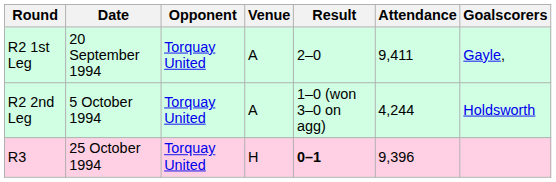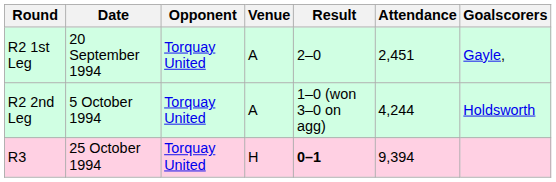(396, 54) 9,411 -> (396, 54) 2,451
(396, 157) 9,396 -> (396, 157) 9,394
